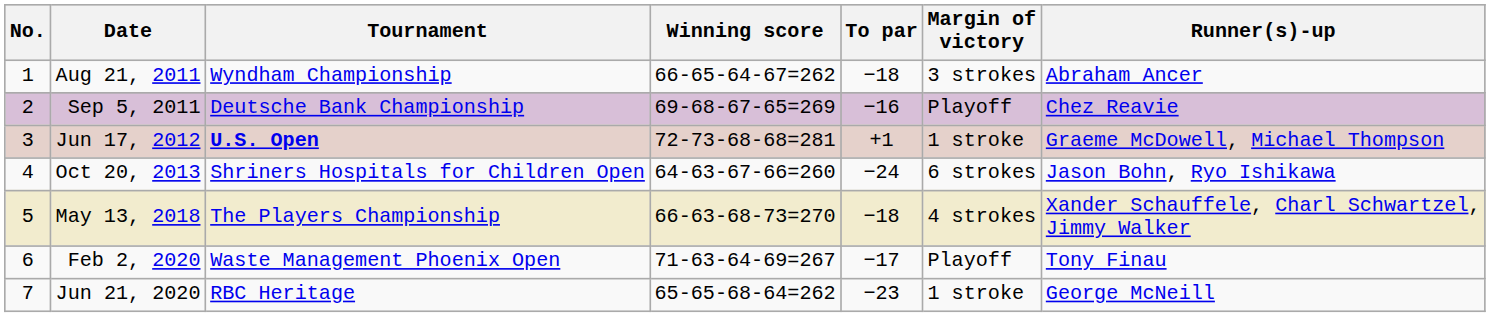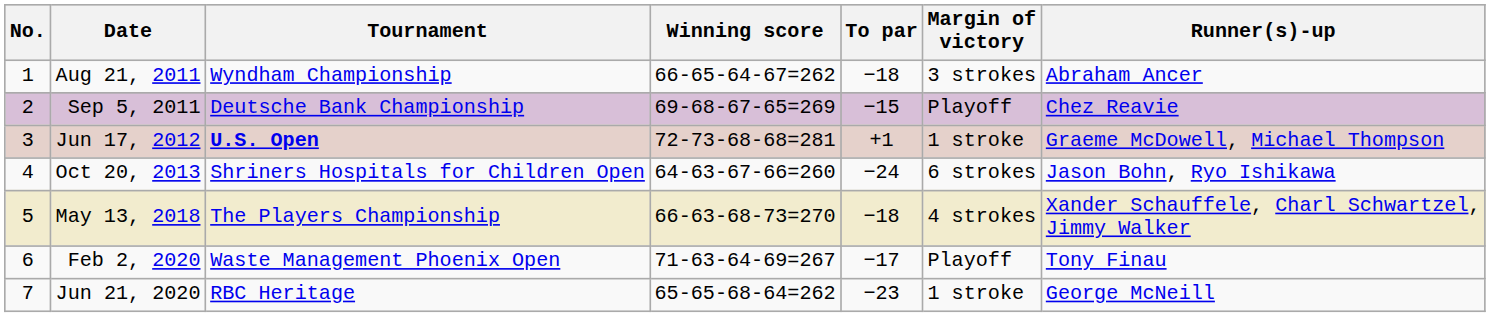(882, 109) −16 -> (882, 109) −15
